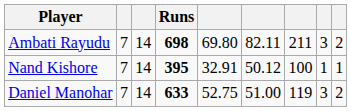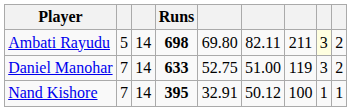(124, 42) 7 -> (124, 42) 5
(324, 42) no background -> (324, 42) lightyellow background
rows swapped: (60, 93) <-> (53, 67)
